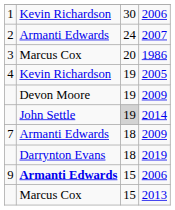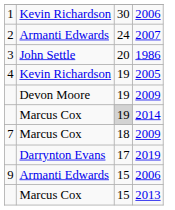(51, 54) Marcus Cox -> (47, 54) John Settle
(47, 114) John Settle -> (51, 114) Marcus Cox
(64, 134) Armanti Edwards -> (51, 134) Marcus Cox
(130, 154) 18 -> (123, 154) 17
(68, 174) bold -> (64, 174) normal
